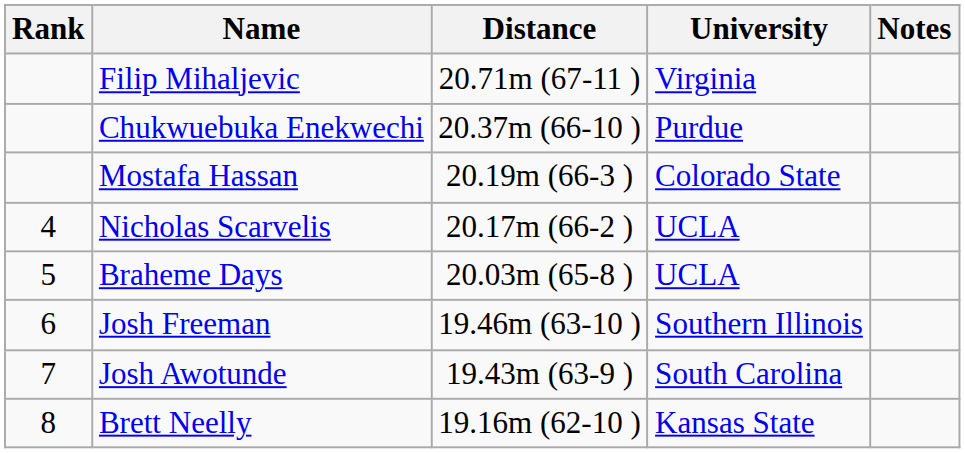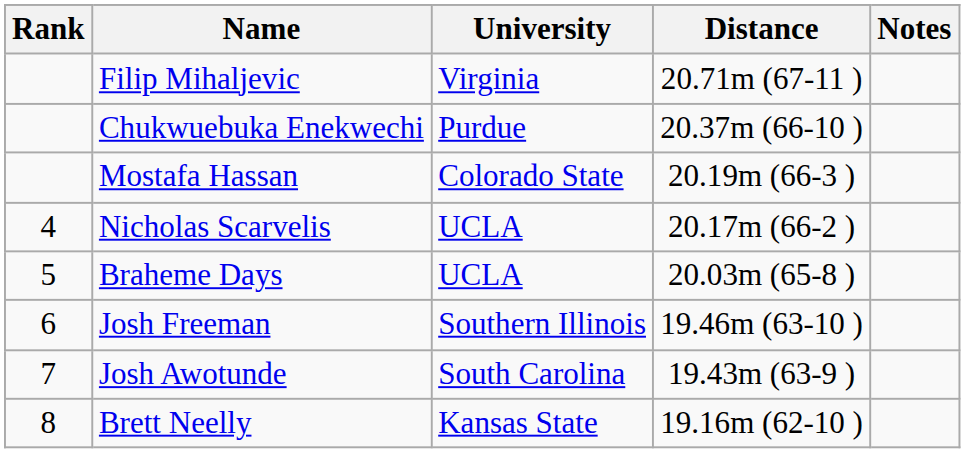columns swapped: (759, 29) <-> (540, 29)
